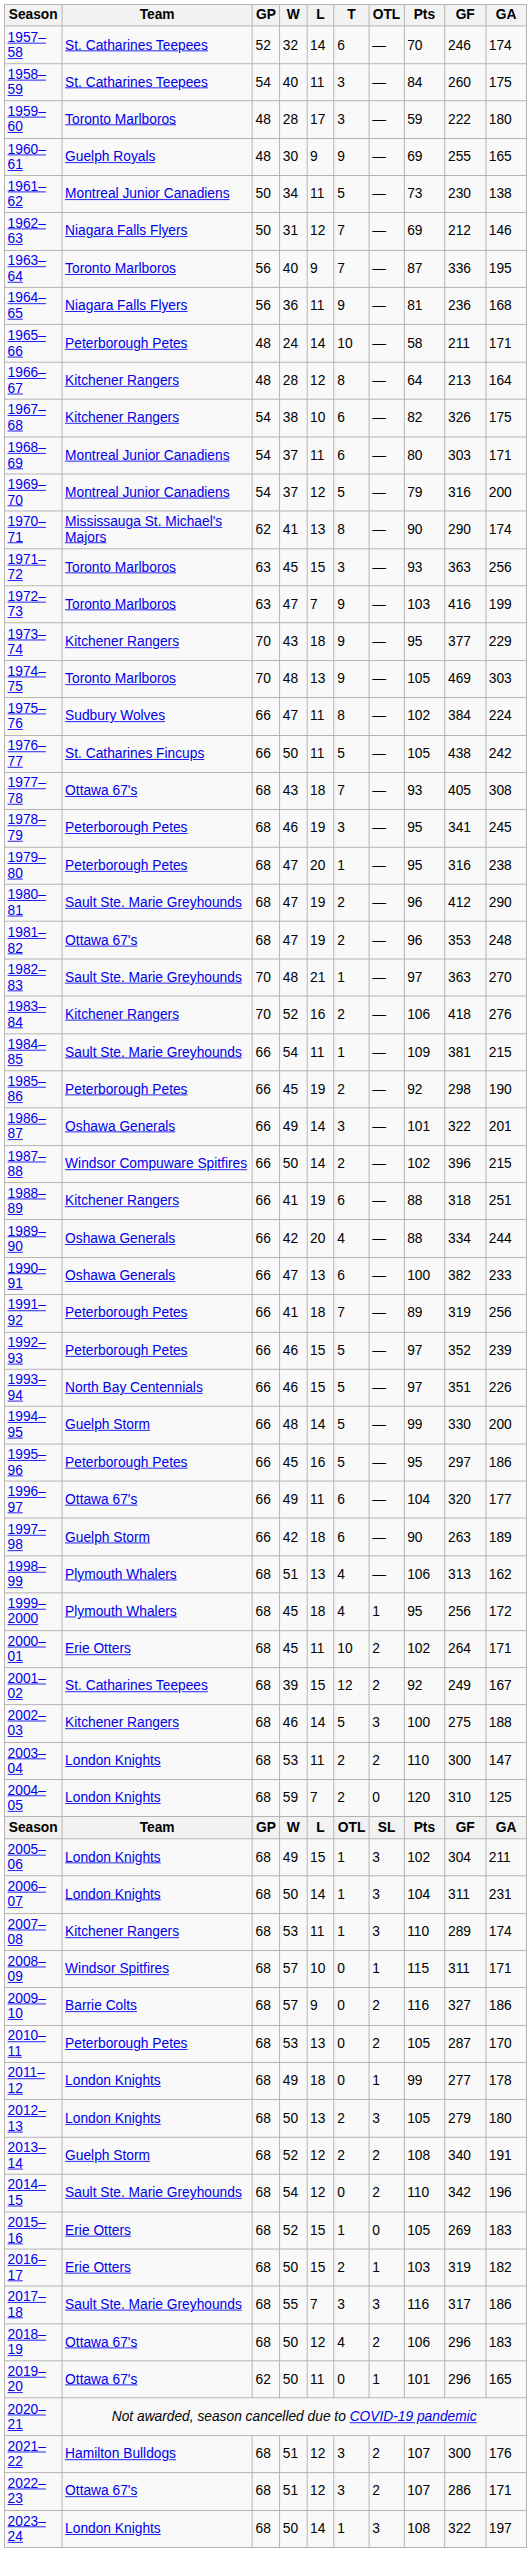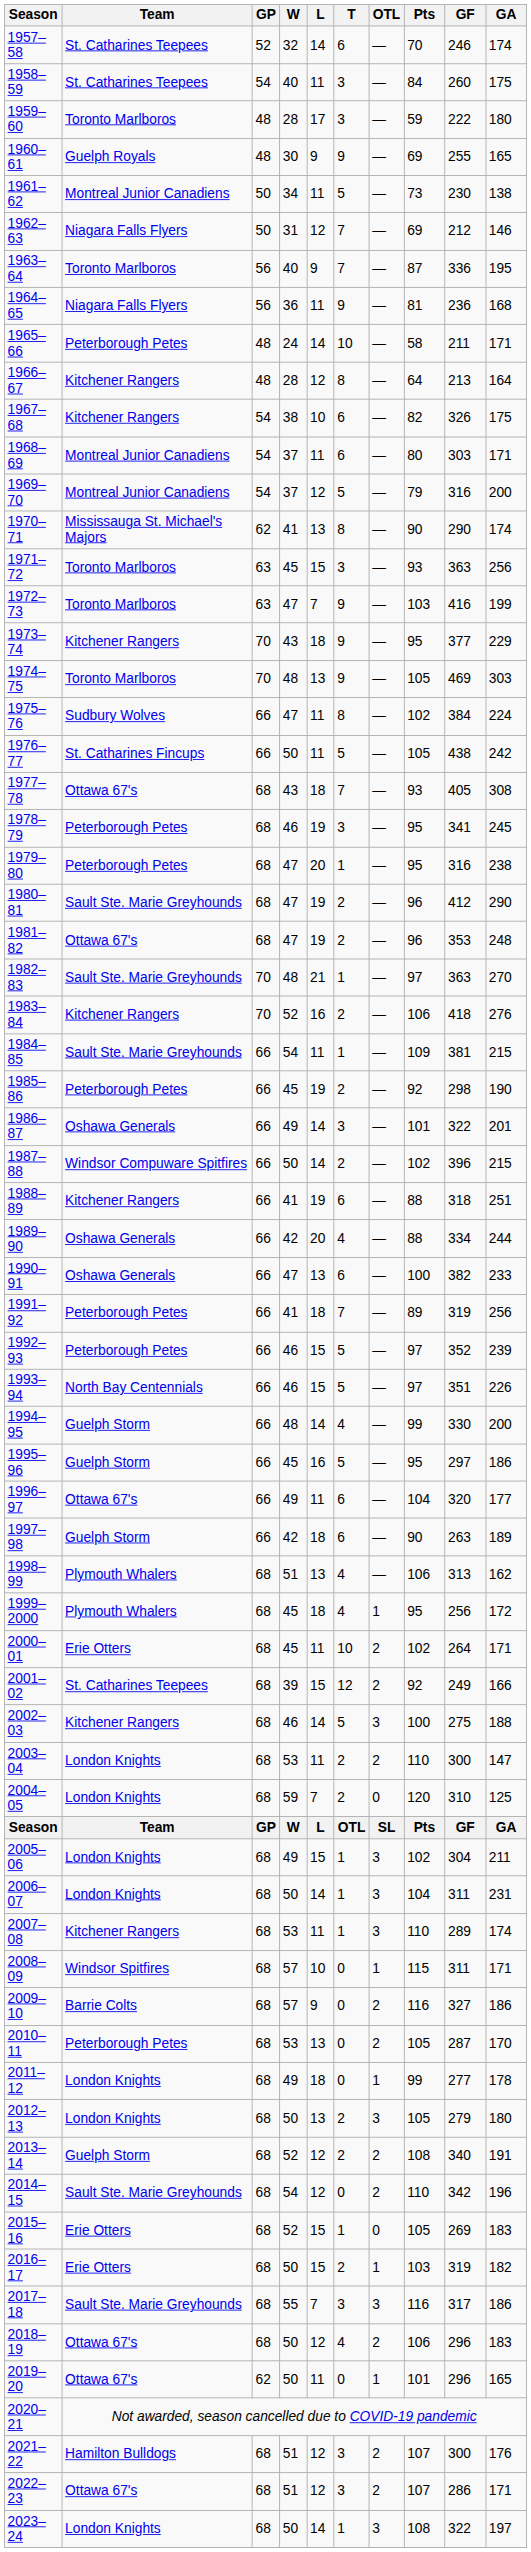(341, 1425) 5 -> (341, 1425) 4
(126, 1462) Peterborough Petes -> (108, 1462) Guelph Storm
(500, 1686) 167 -> (500, 1686) 166
